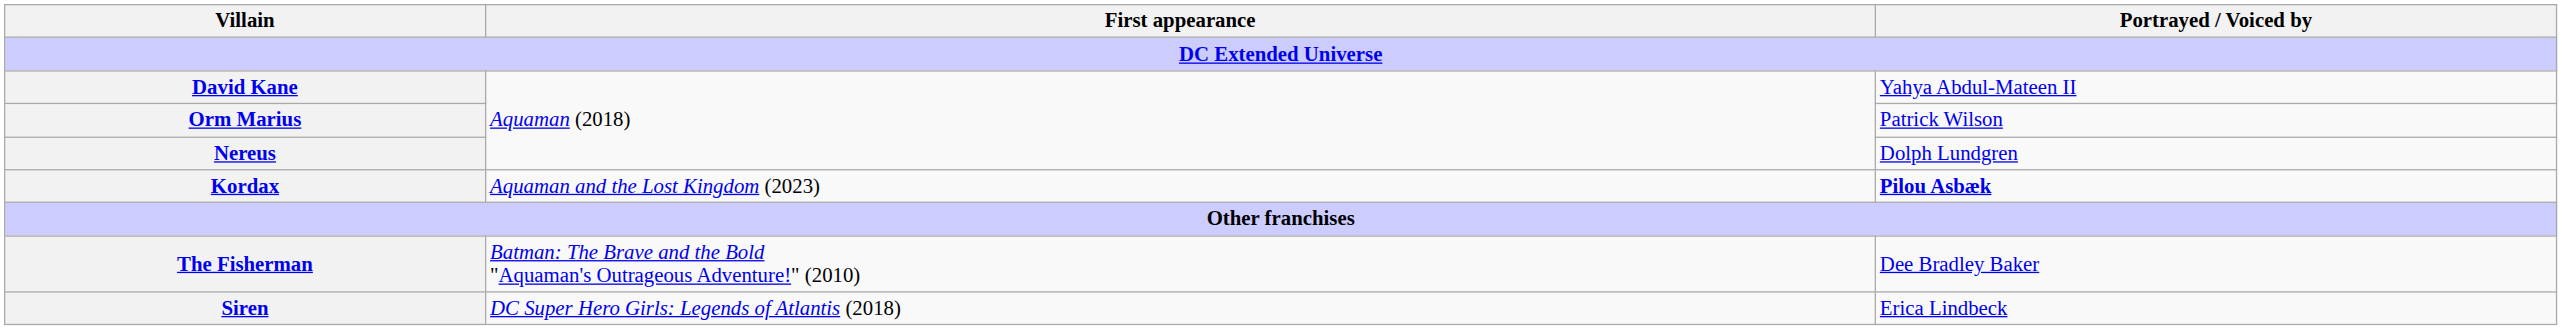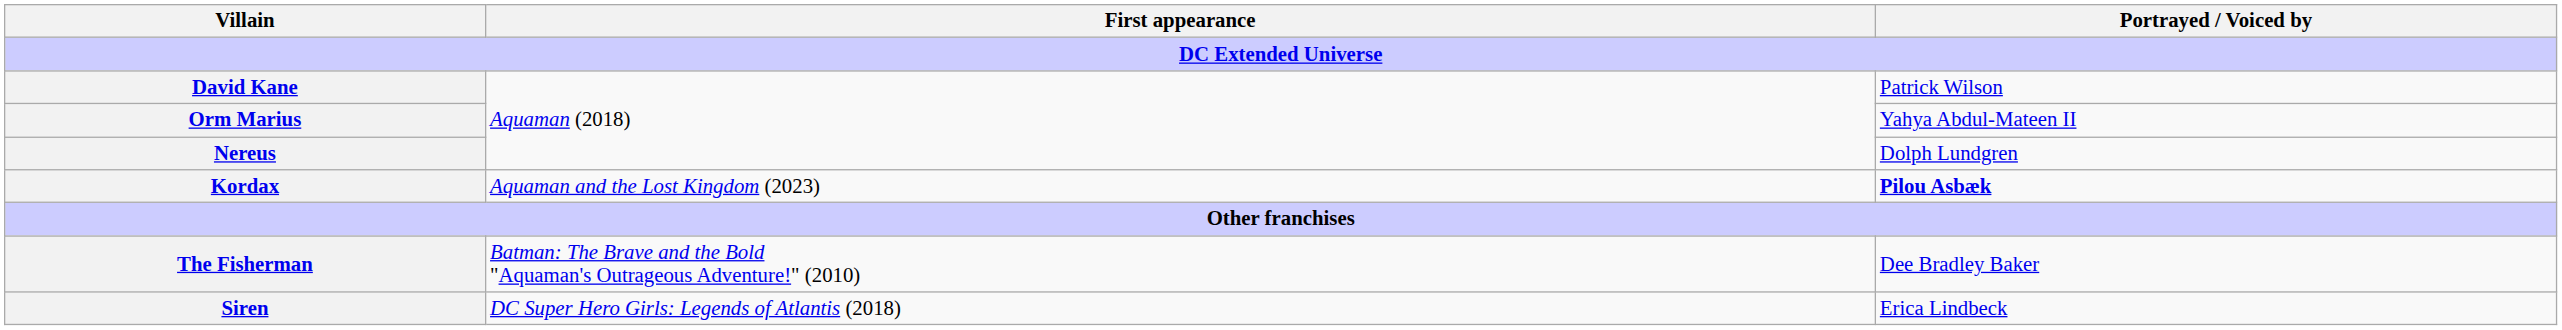(1978, 86) Yahya Abdul-Mateen II -> (1941, 86) Patrick Wilson
(1941, 119) Patrick Wilson -> (1978, 119) Yahya Abdul-Mateen II
